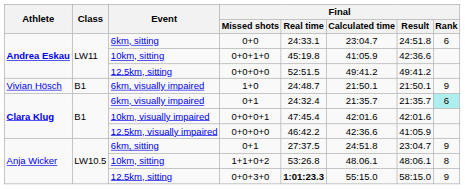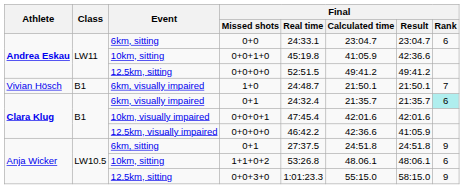(415, 41) 24:51.8 -> (414, 41) 23:04.7
(446, 86) 9 -> (446, 86) 7
(415, 147) 23:04.7 -> (414, 147) 24:51.8
(446, 162) 8 -> (446, 162) 6
(304, 177) bold -> (303, 177) normal
